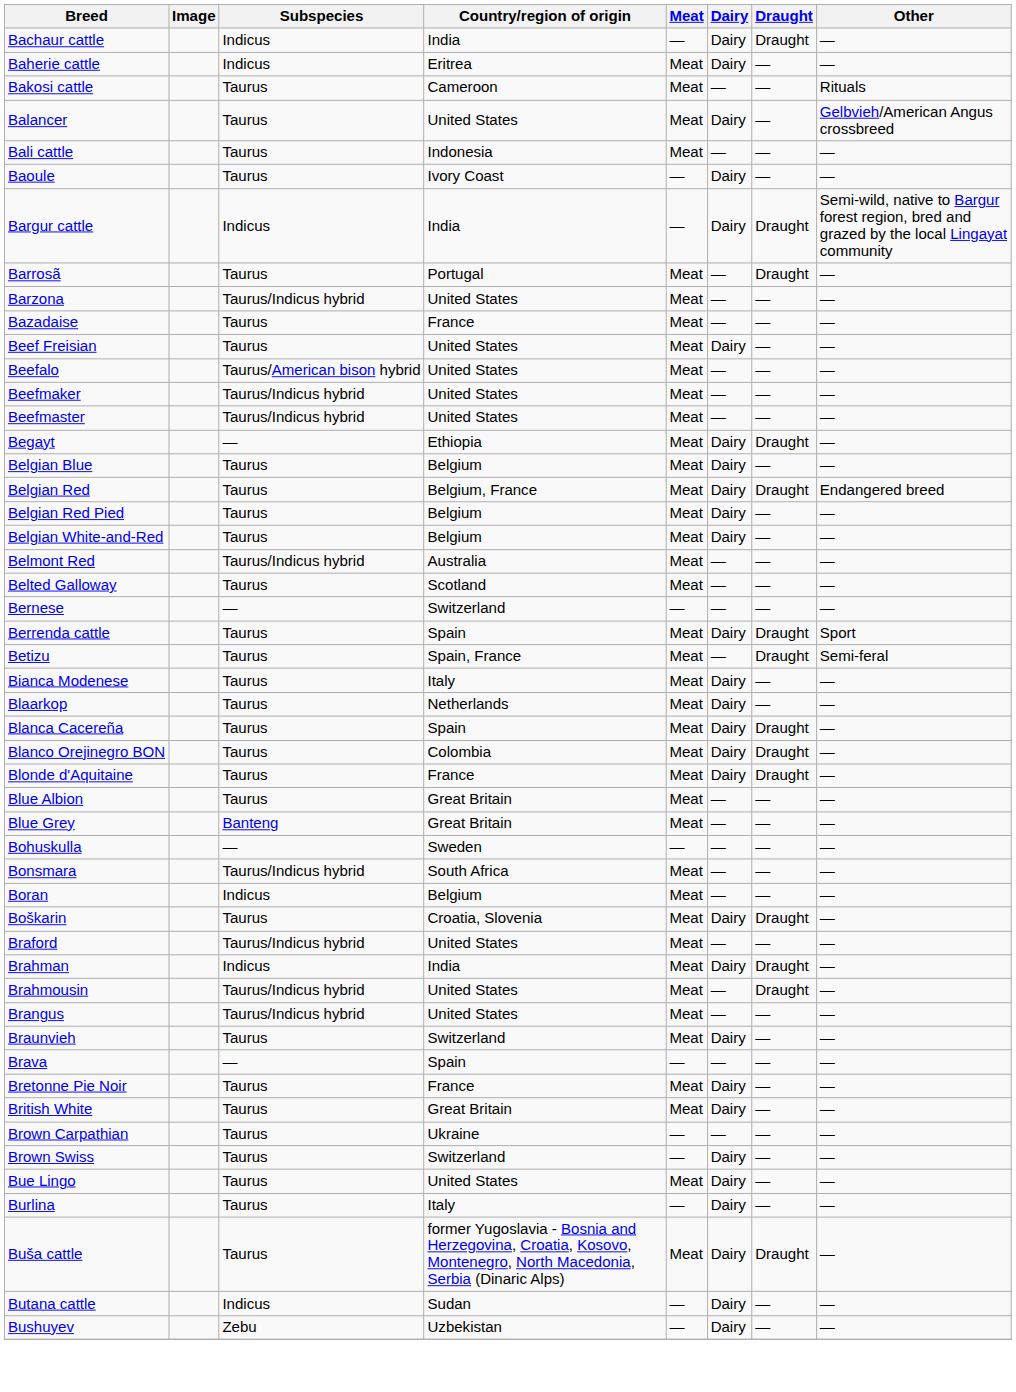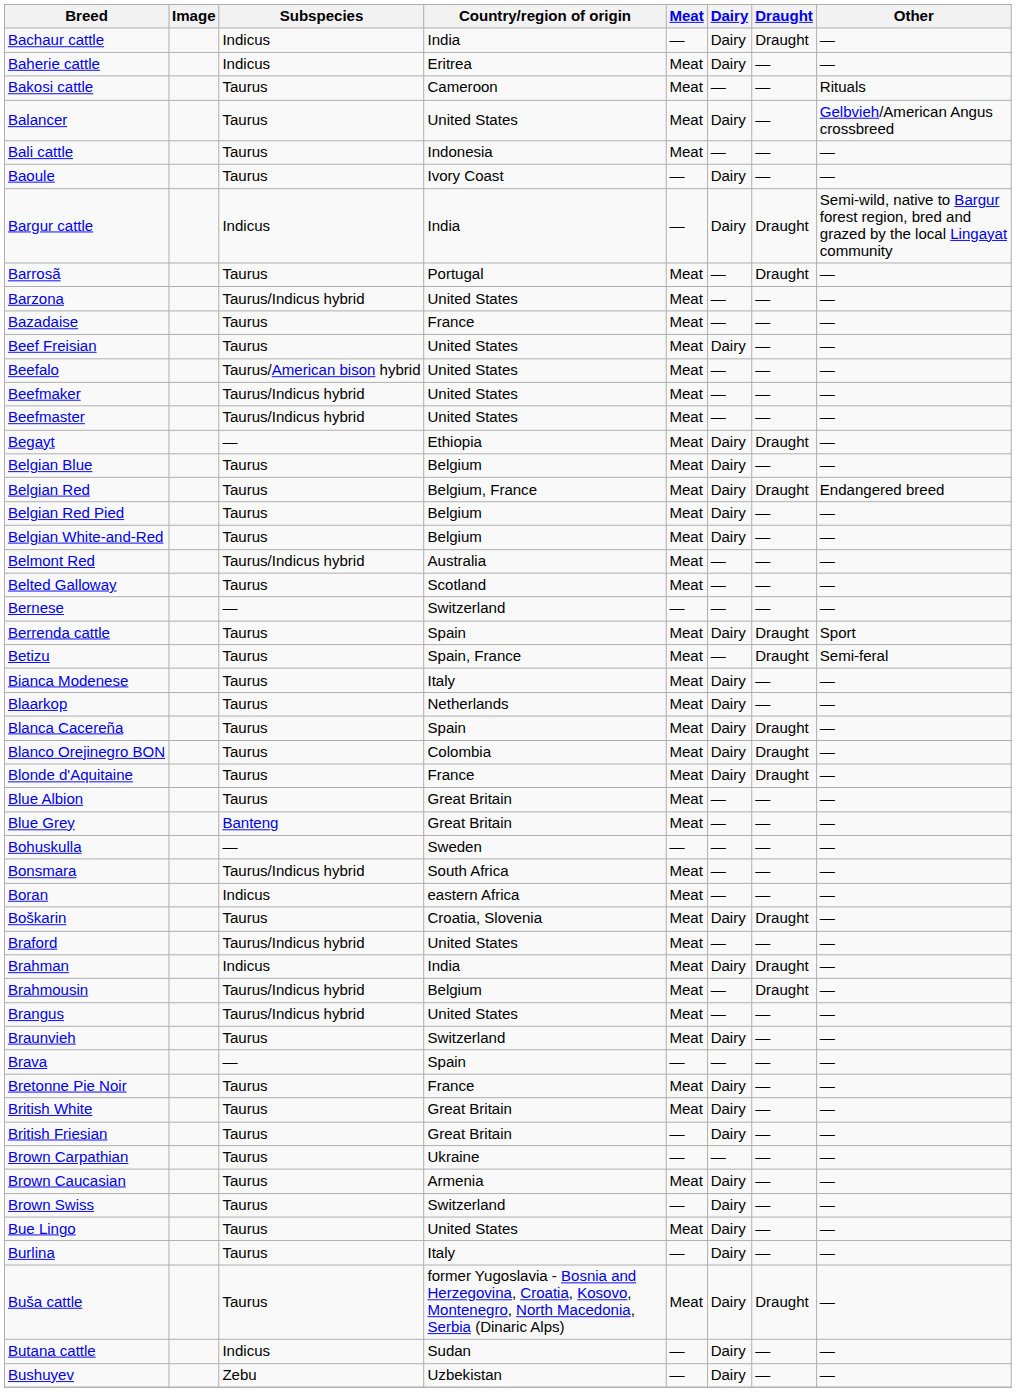(455, 895) Belgium -> (473, 895) eastern Africa
(473, 990) United States -> (455, 990) Belgium
+ row: (58, 1133)
+ row: (67, 1181)
